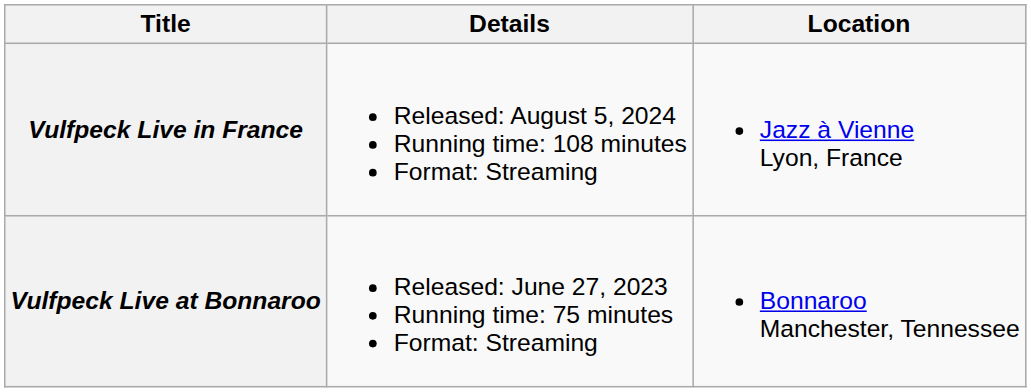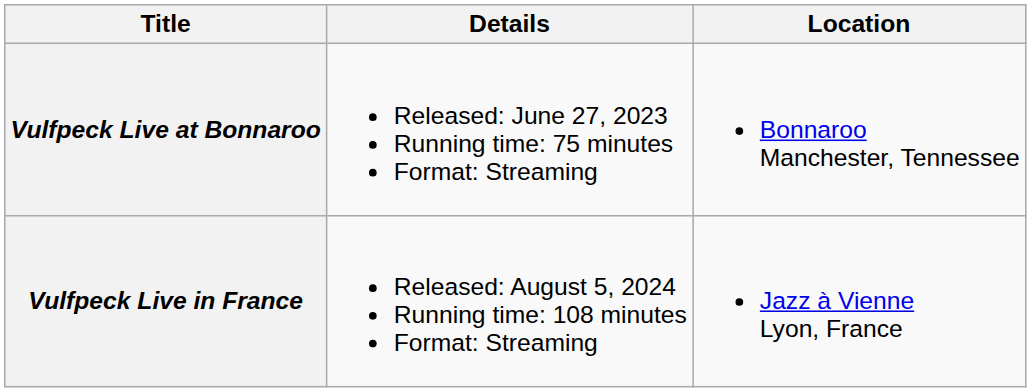rows swapped: (166, 300) <-> (166, 129)
